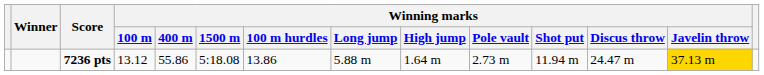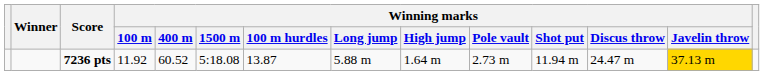(132, 60) 13.12 -> (132, 60) 11.92
(173, 60) 55.86 -> (173, 60) 60.52
(262, 60) 13.86 -> (262, 60) 13.87
